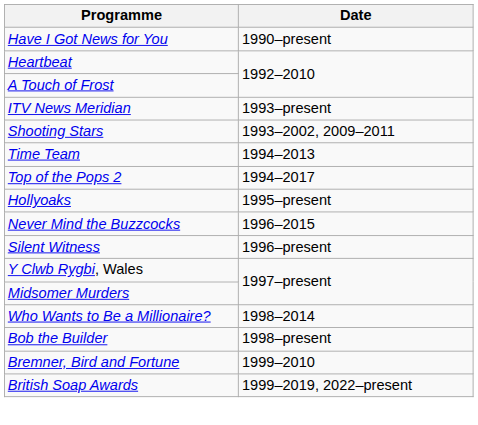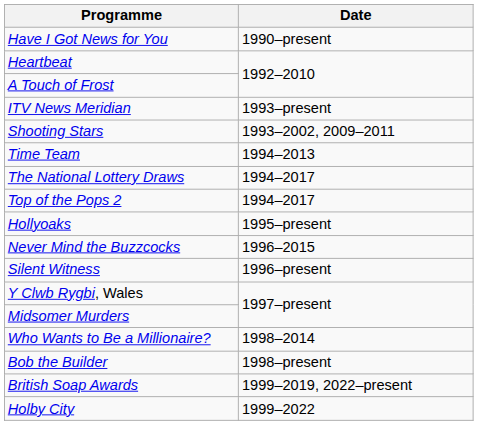+ row: (96, 177)
- row: (94, 362)
+ row: (41, 408)
